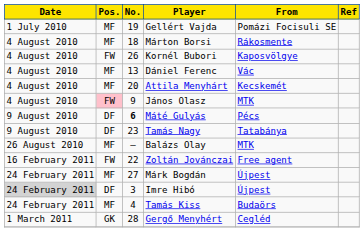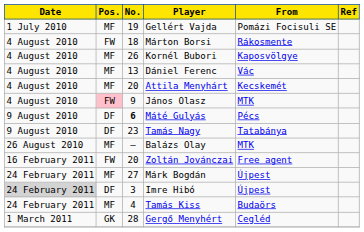(109, 41) MF -> (109, 41) FW
(109, 56) FW -> (109, 56) MF
(133, 160) 22 -> (133, 160) 20
